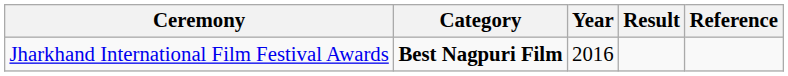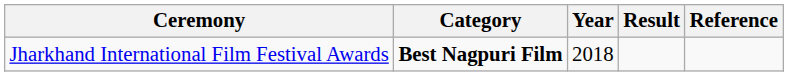(593, 53) 2016 -> (593, 53) 2018
